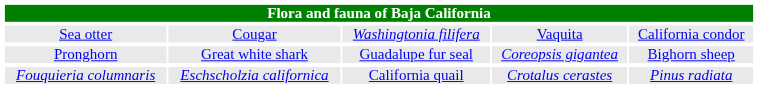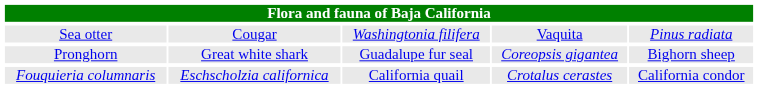(691, 34) California condor -> (691, 34) Pinus radiata
(691, 75) Pinus radiata -> (691, 75) California condor
